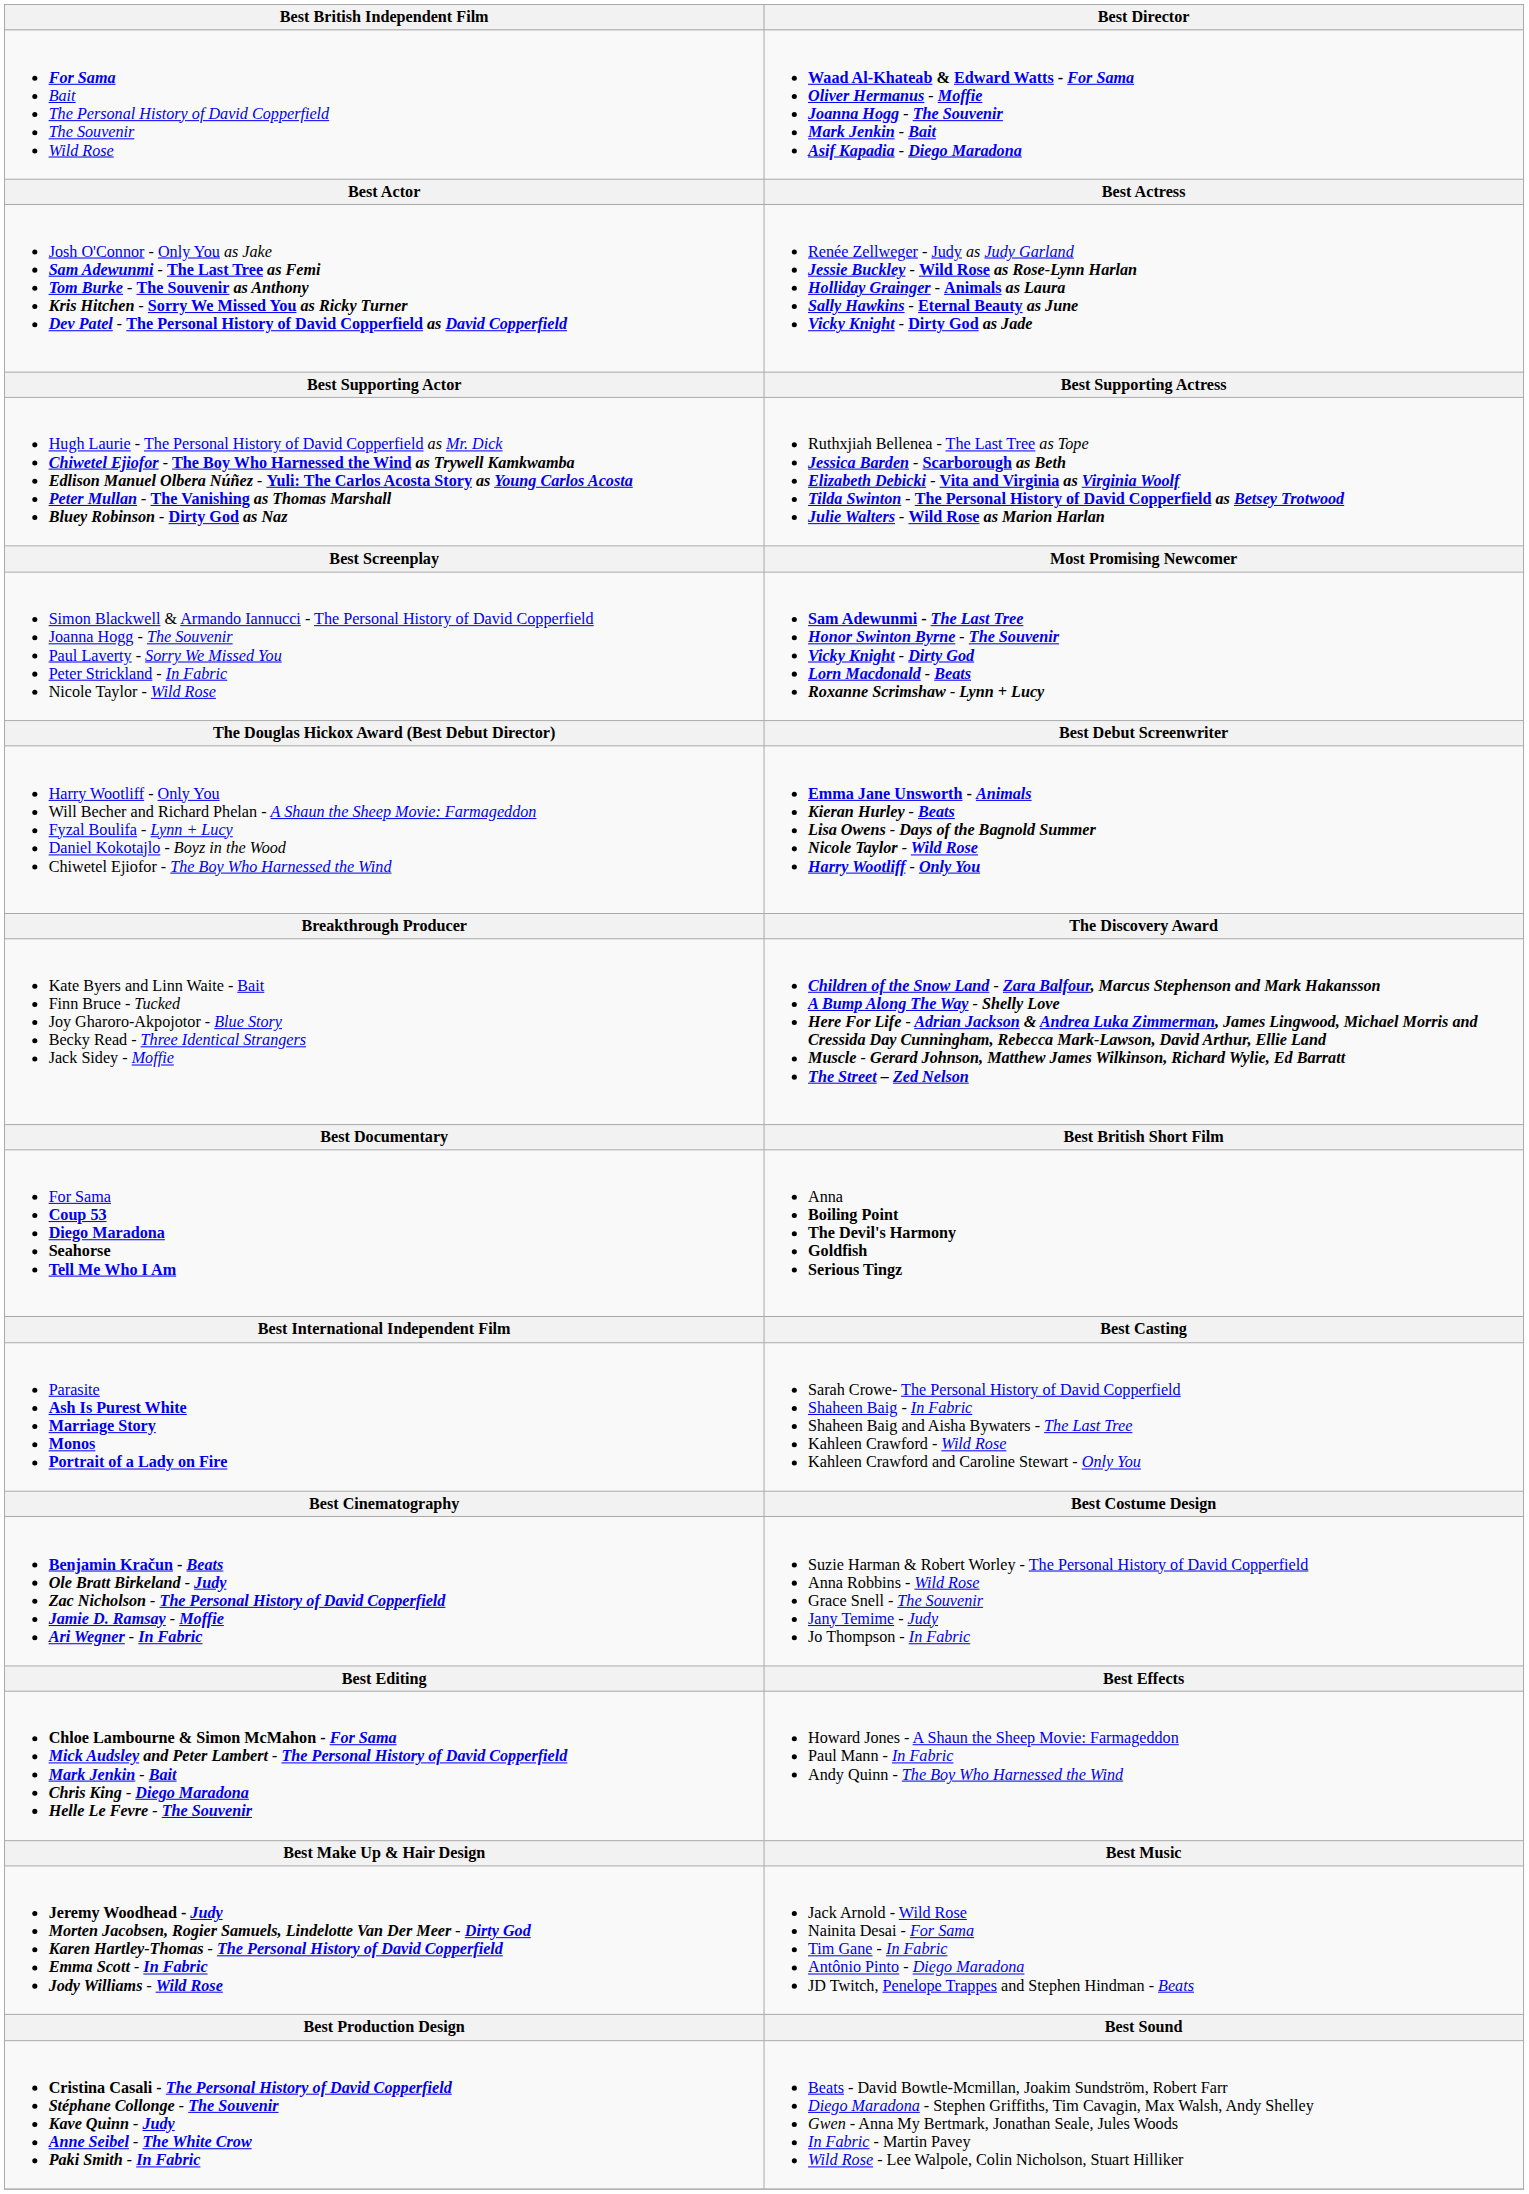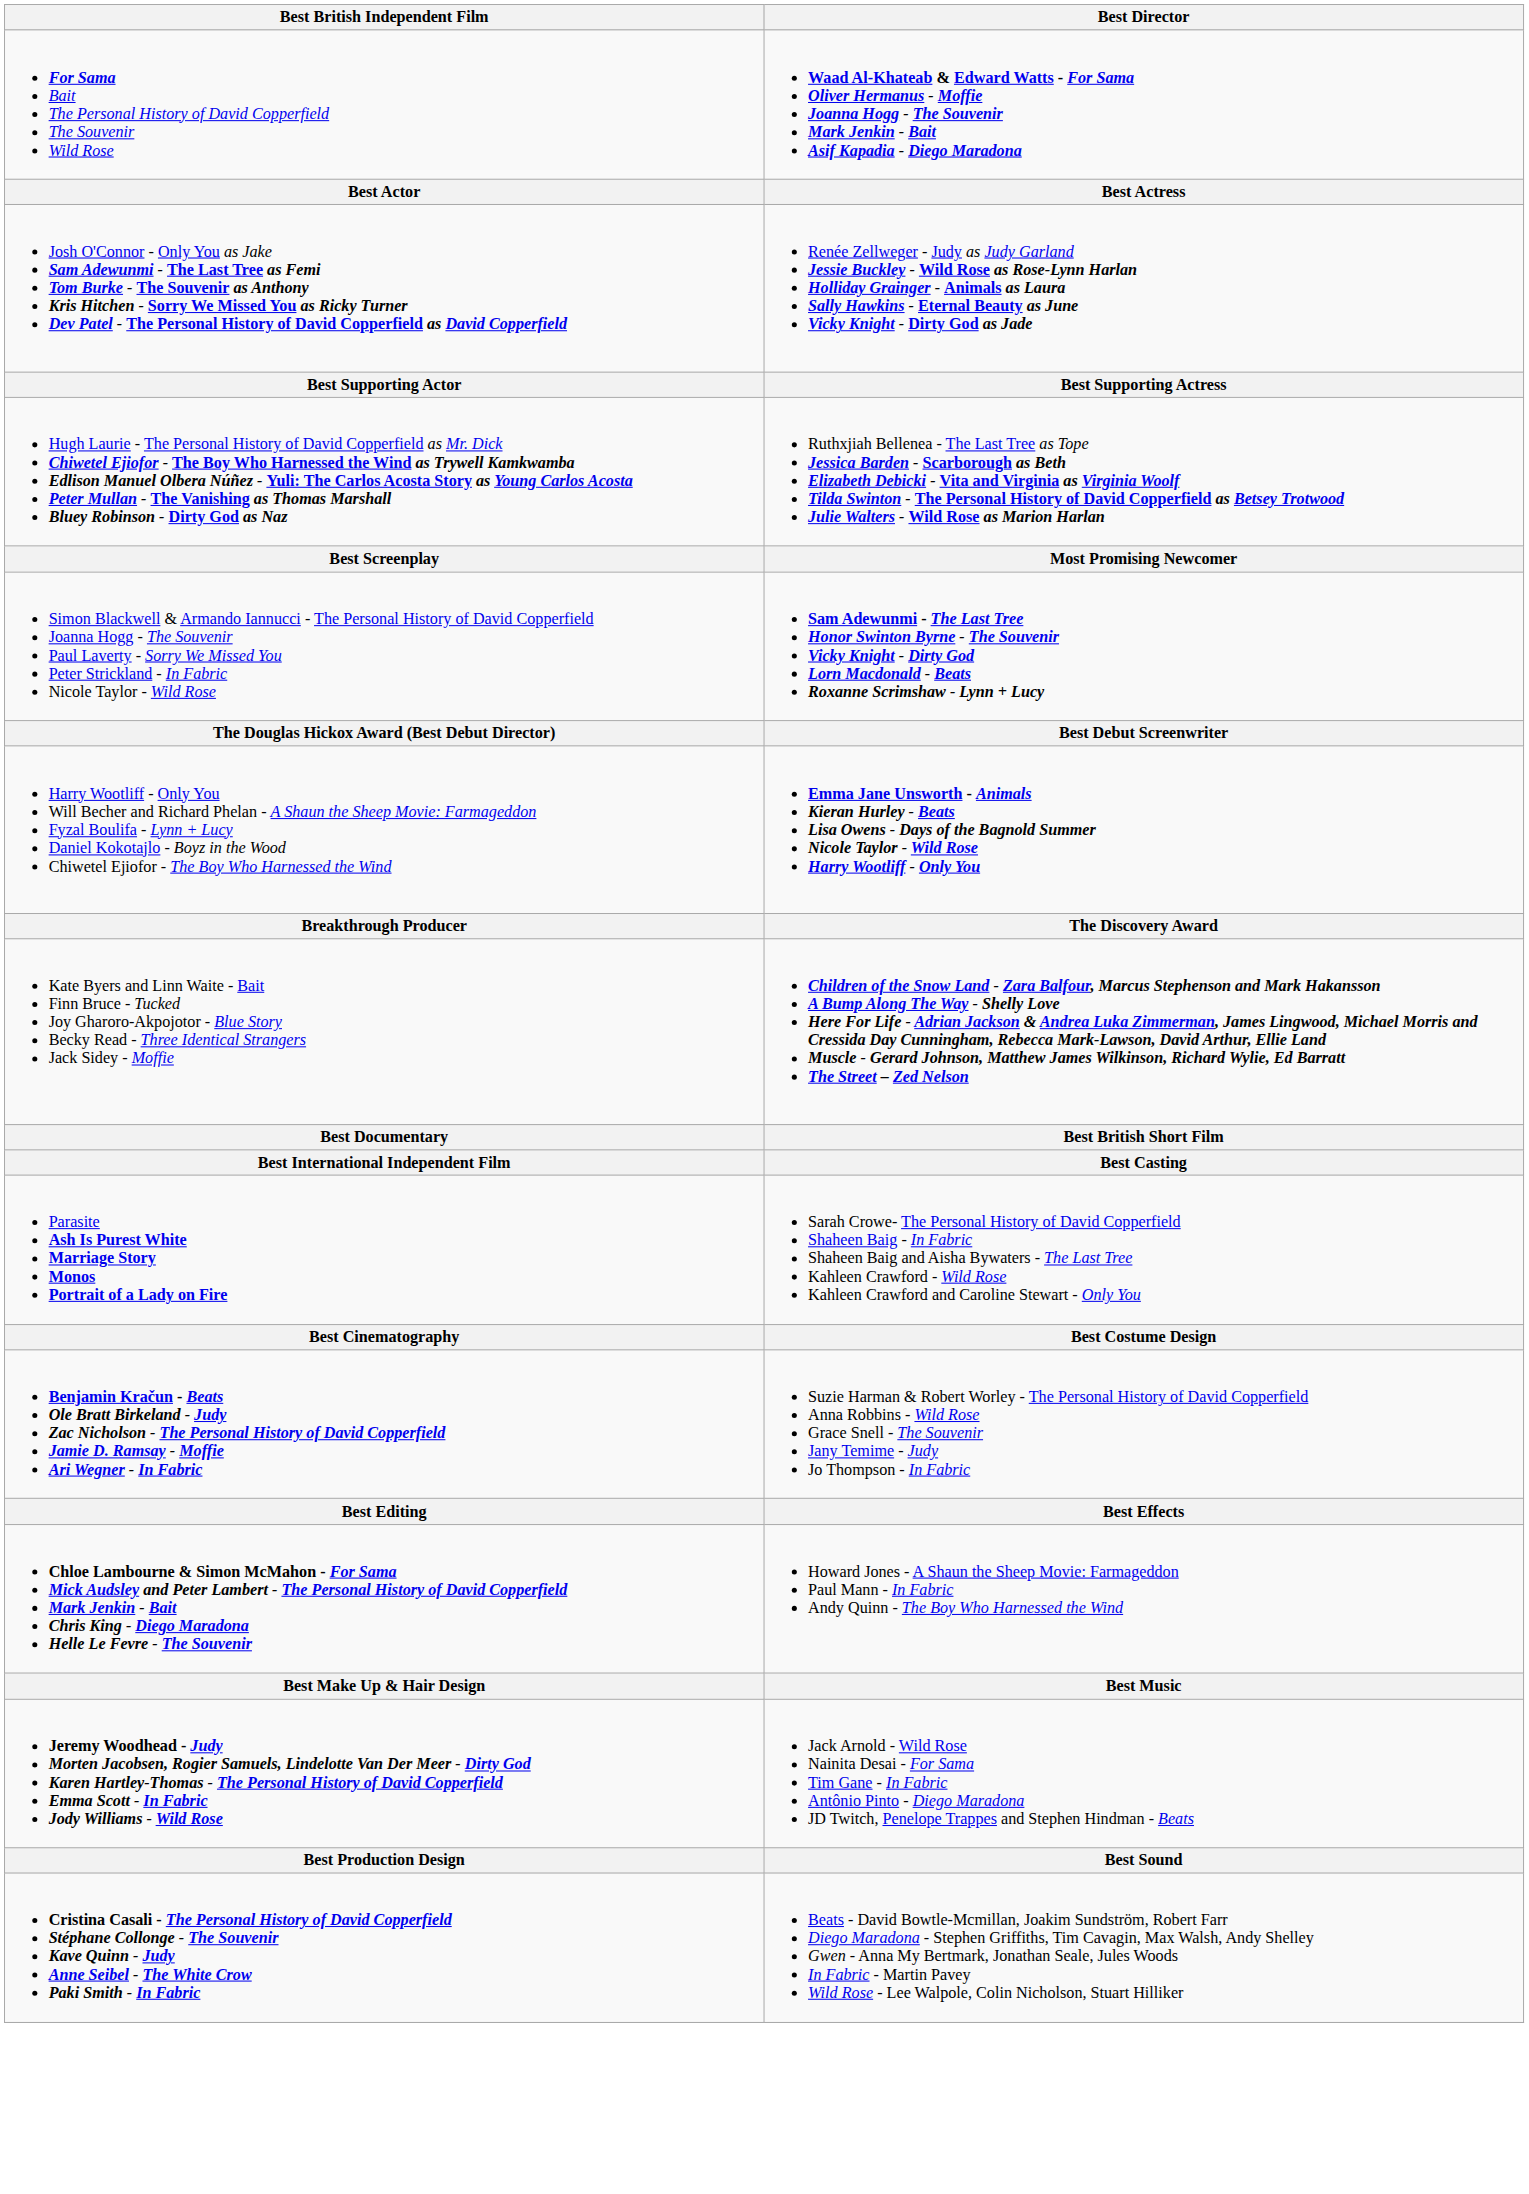- row: (384, 1233)
